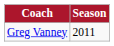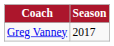(84, 31) 2011 -> (84, 31) 2017
